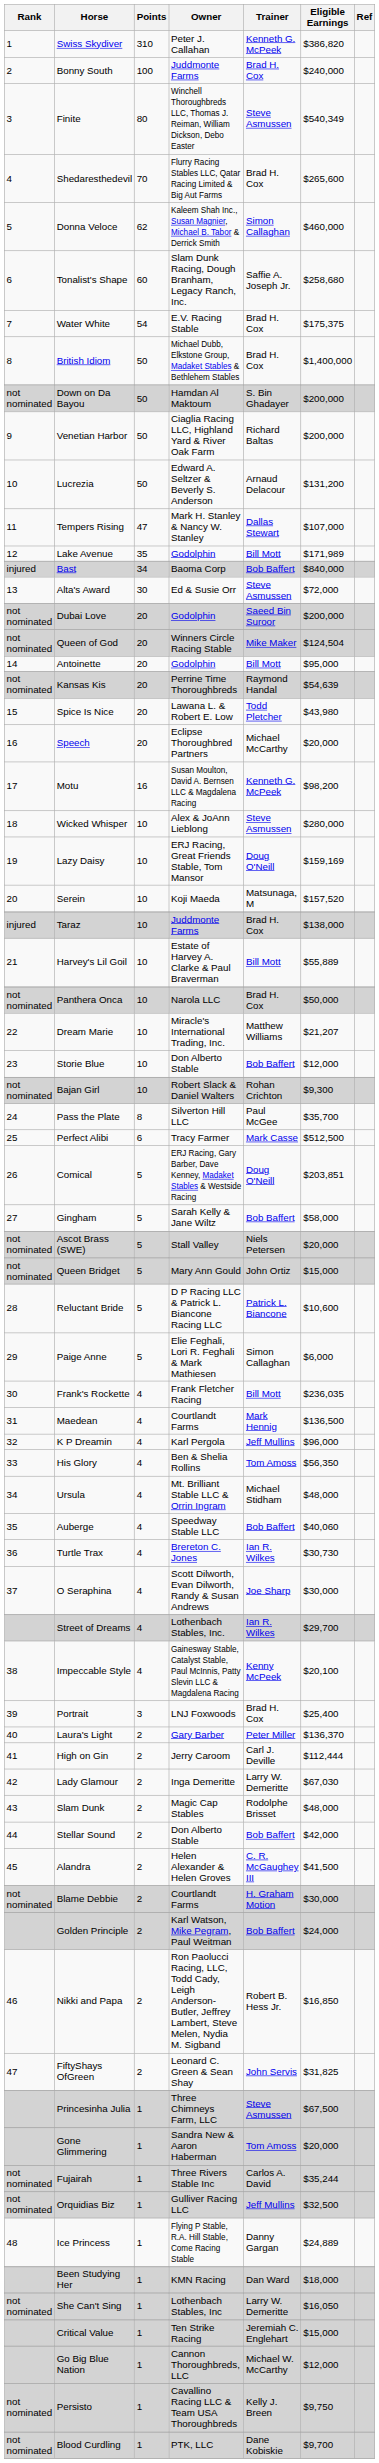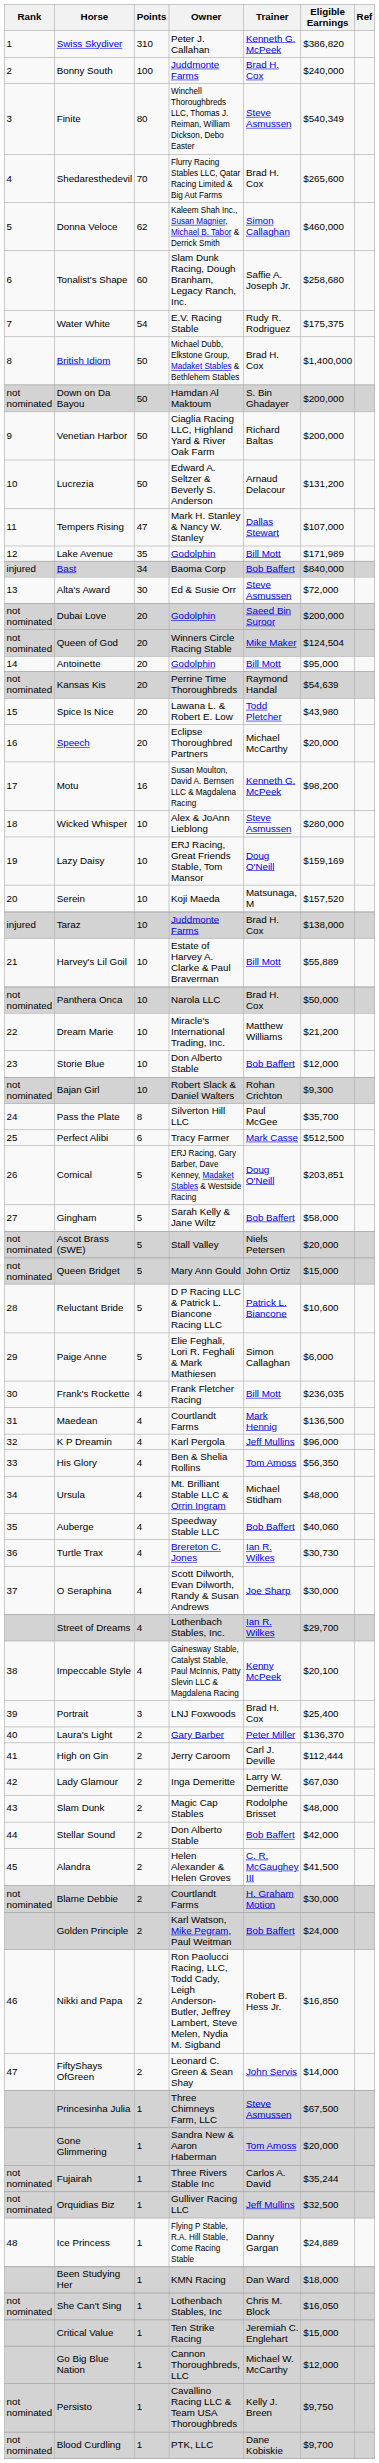(262, 323) Brad H. Cox -> (268, 323) Rudy R. Rodriguez
(321, 1032) $21,207 -> (321, 1032) $21,200
(321, 2071) $31,825 -> (321, 2071) $14,000
(267, 2306) Larry W. Demeritte -> (264, 2306) Chris M. Block
